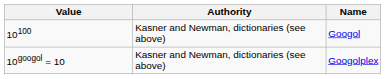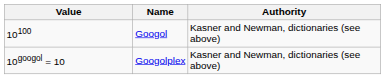columns swapped: (353, 12) <-> (229, 12)
